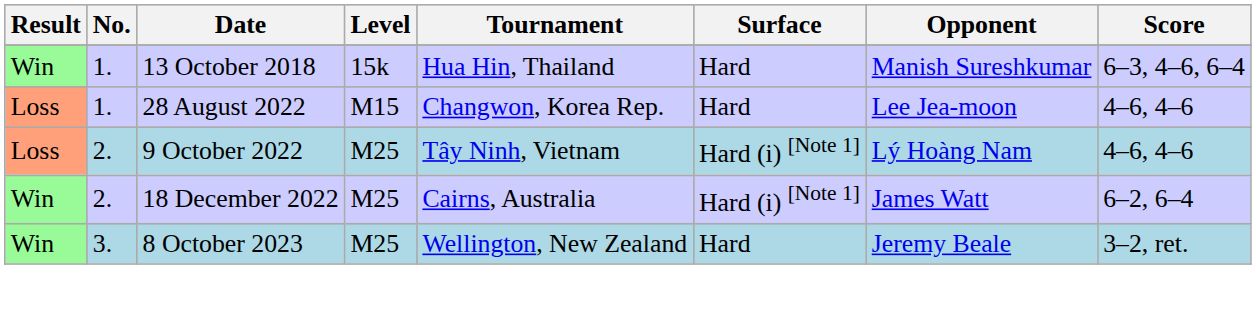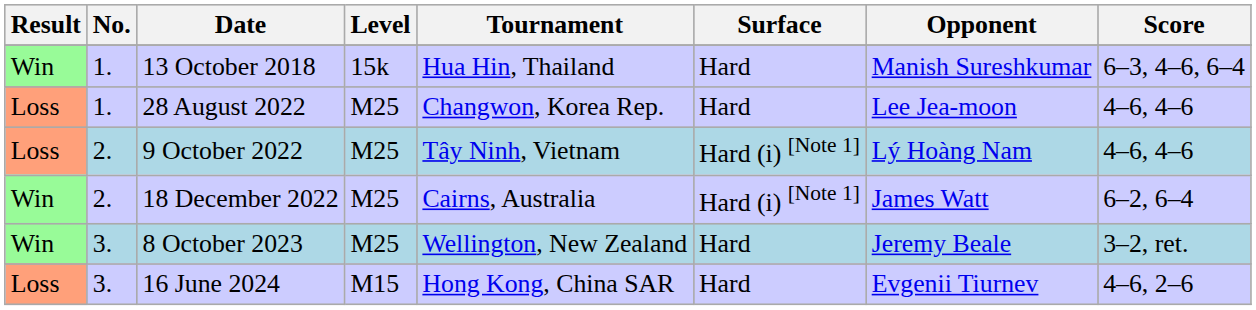(375, 106) M15 -> (375, 106) M25
+ row: (211, 283)
